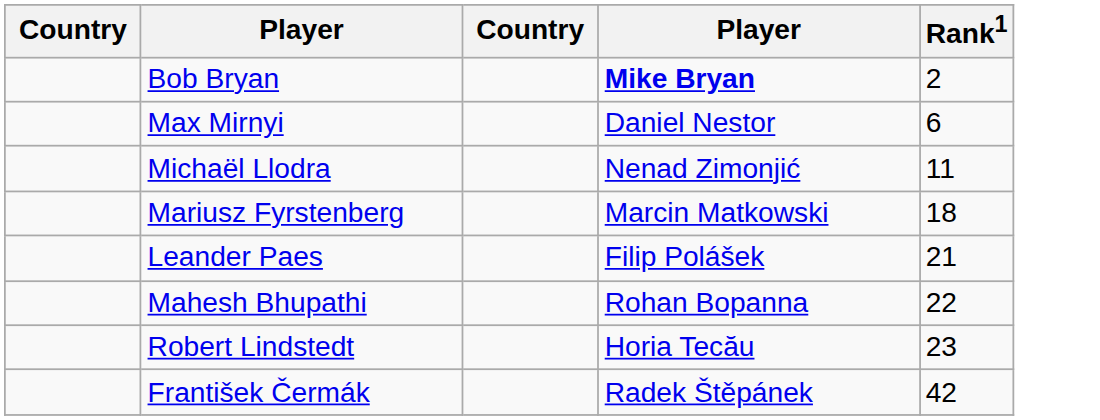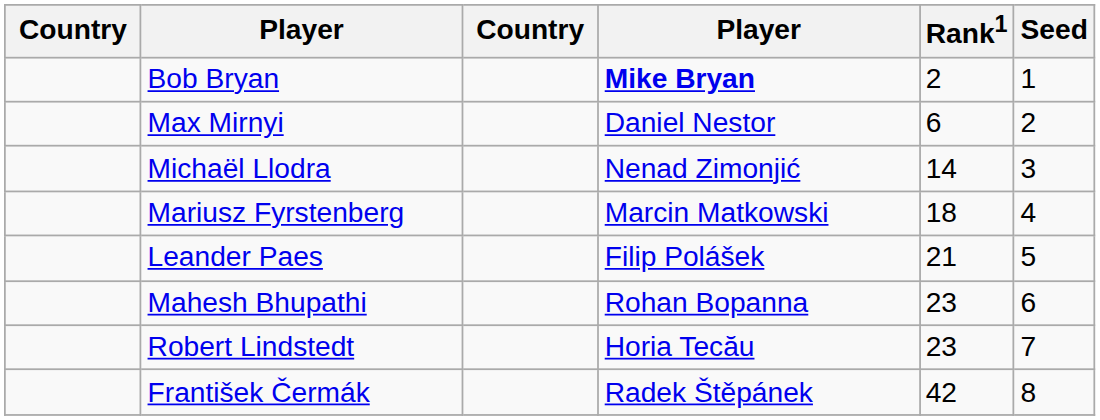+ column: (1054, 30)
(940, 168) 11 -> (941, 168) 14
(941, 302) 22 -> (941, 302) 23
